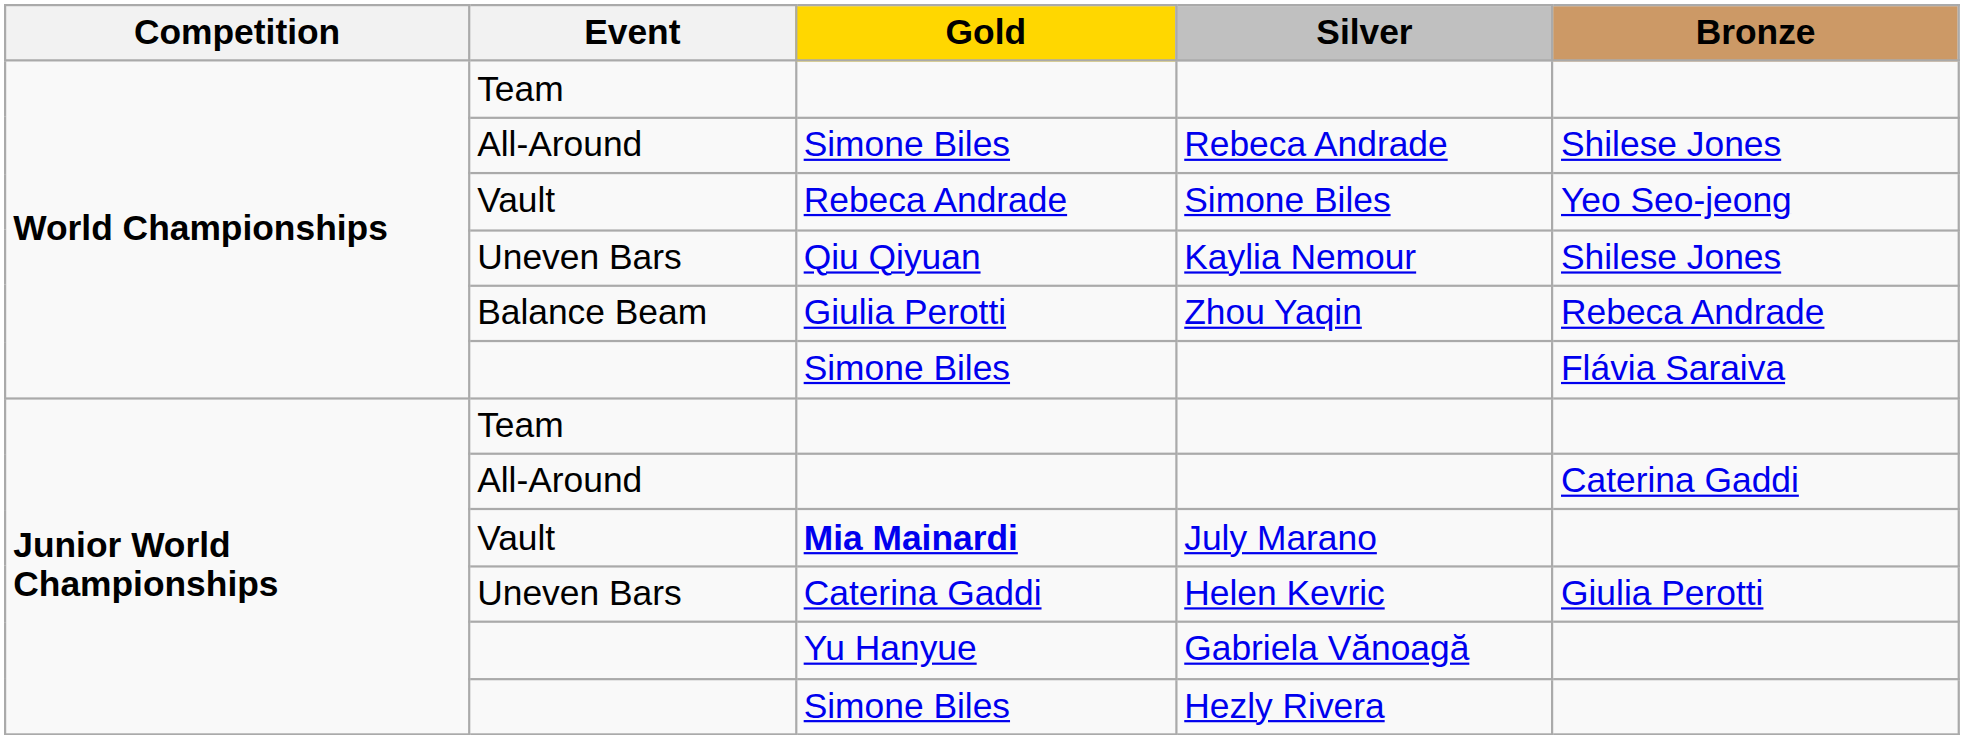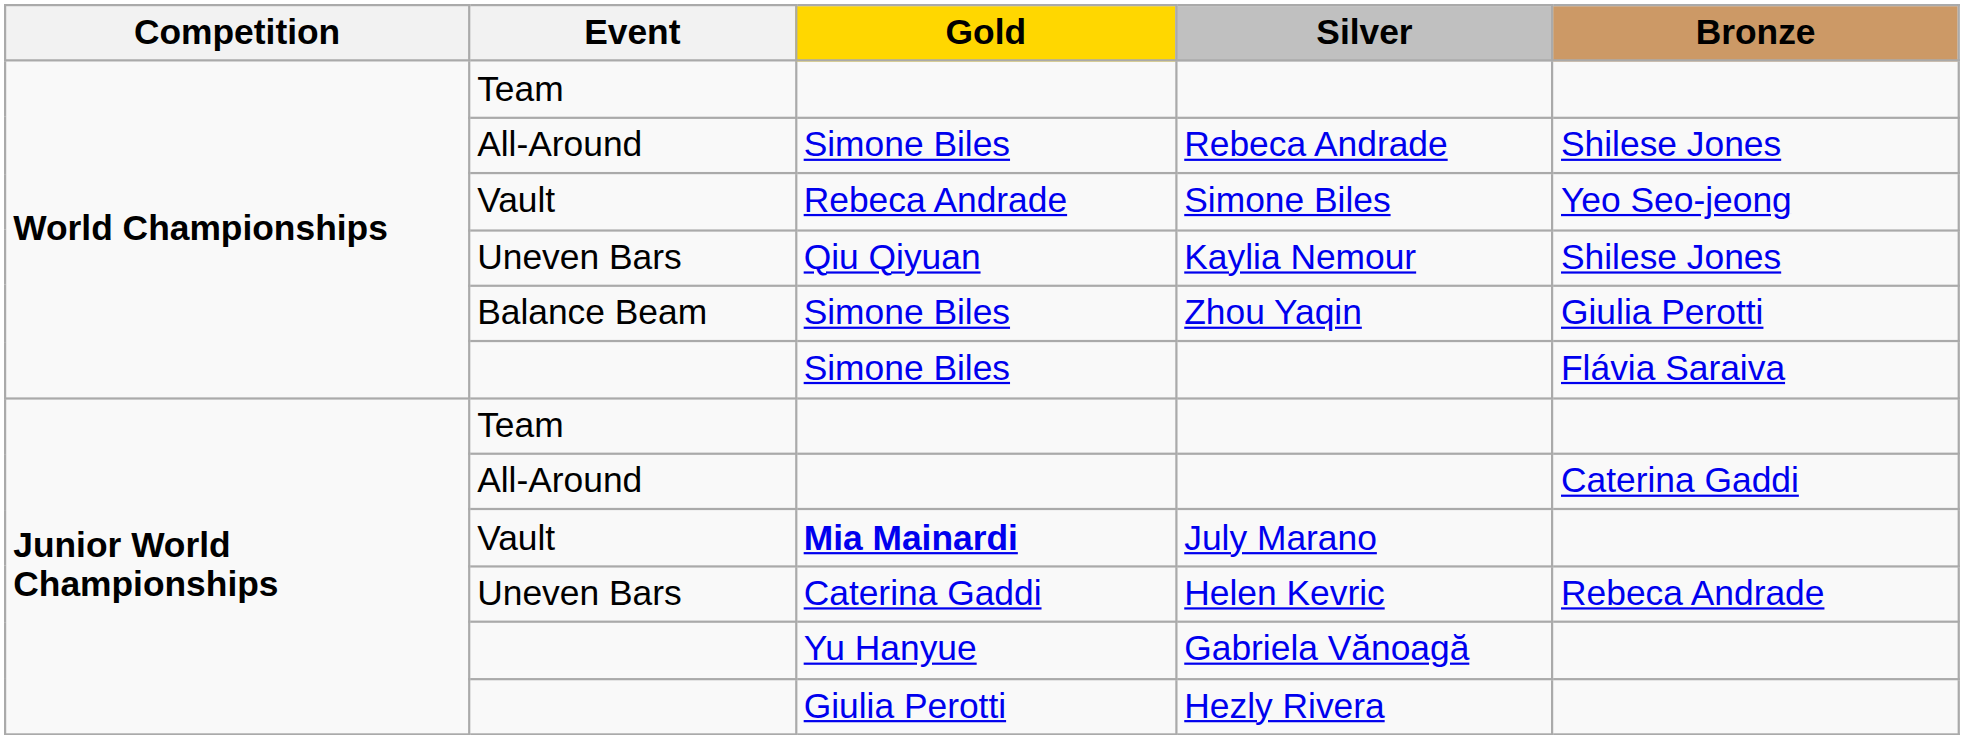(905, 312) Giulia Perotti -> (907, 312) Simone Biles
(1693, 312) Rebeca Andrade -> (1662, 312) Giulia Perotti
(1662, 593) Giulia Perotti -> (1693, 593) Rebeca Andrade
(907, 705) Simone Biles -> (905, 705) Giulia Perotti
